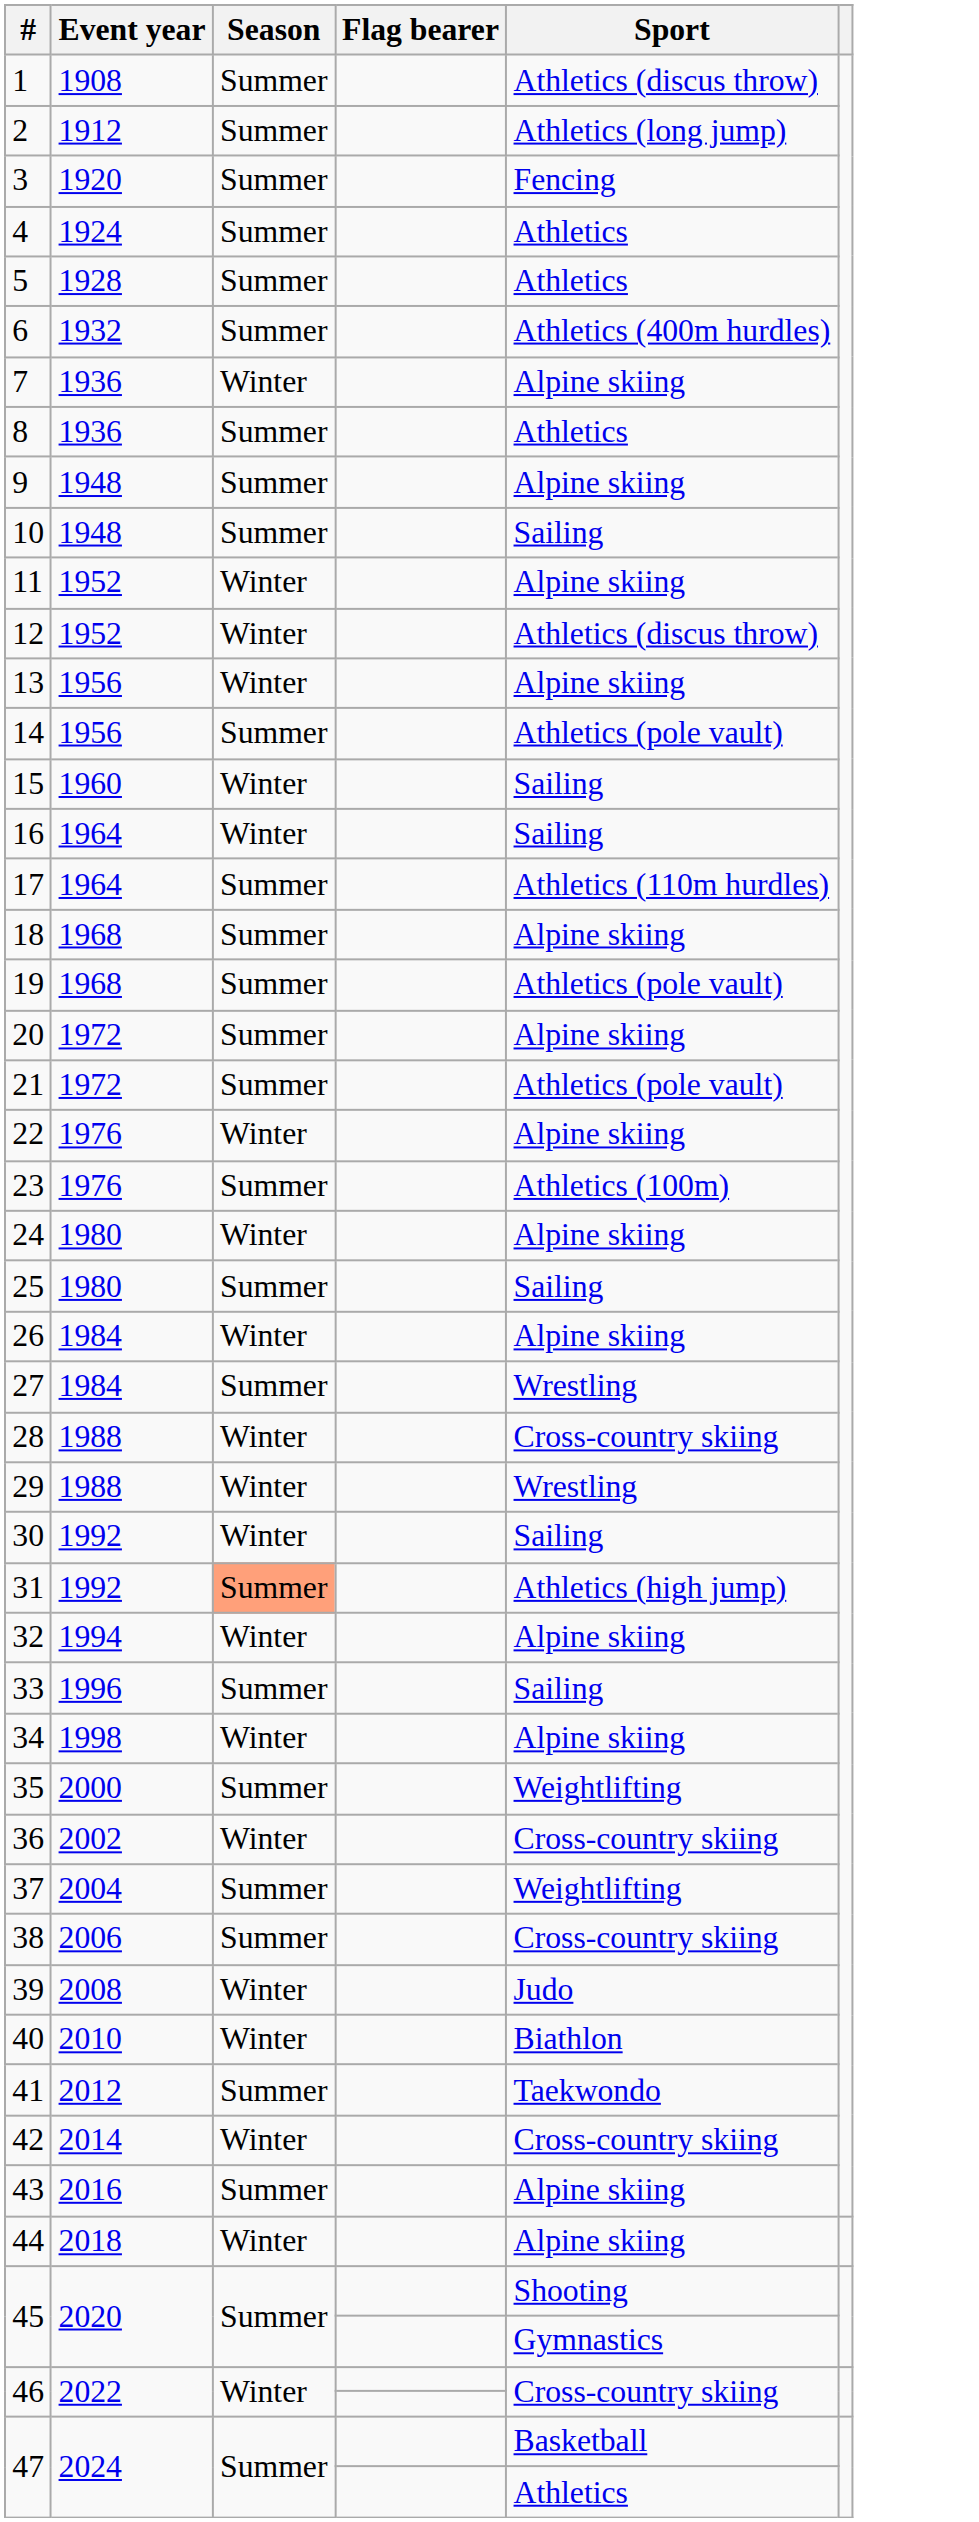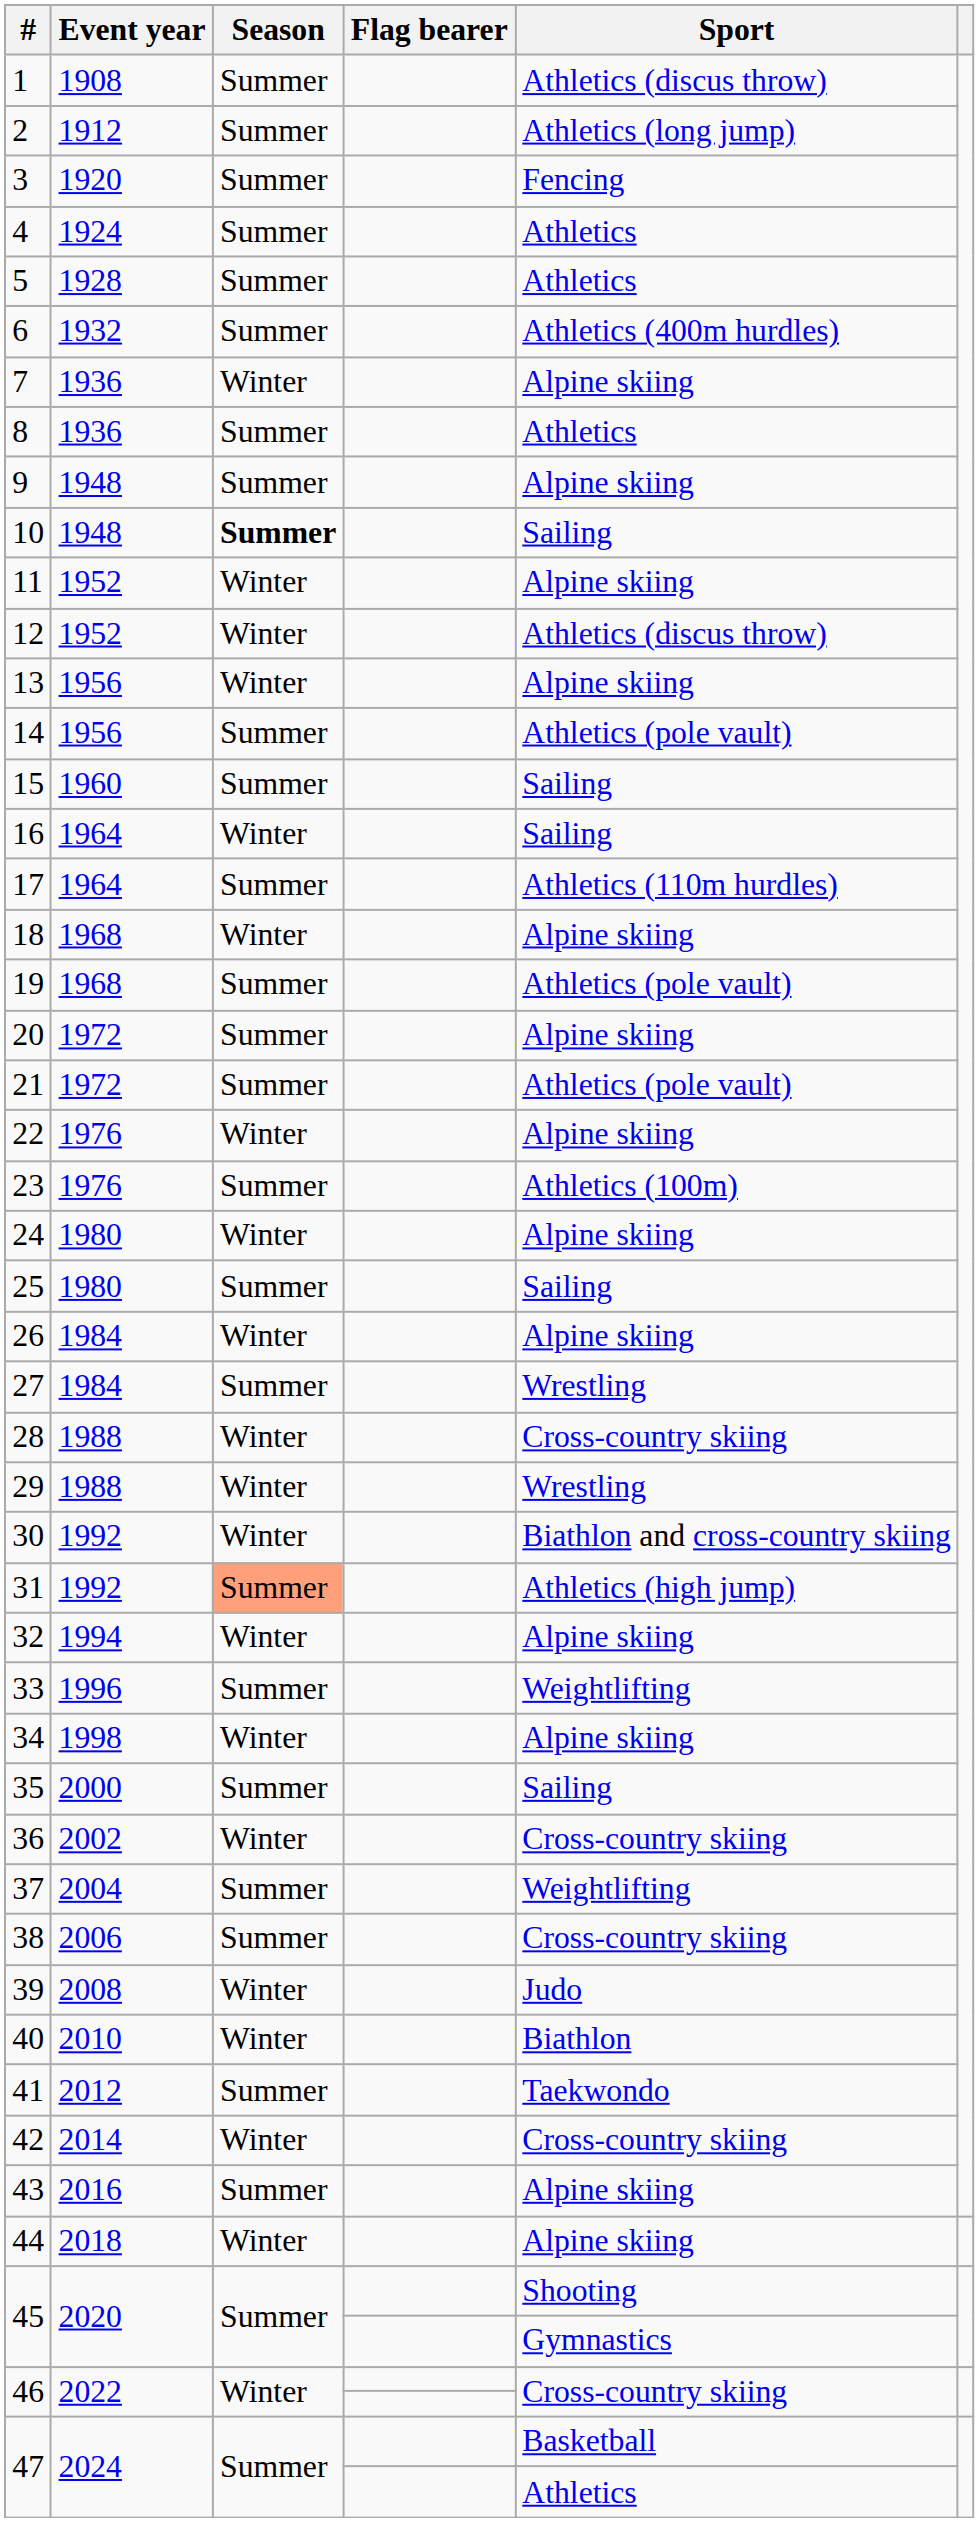(274, 532) normal -> (278, 532) bold
(263, 783) Winter -> (274, 783) Summer
(274, 933) Summer -> (263, 933) Winter
(558, 1536) Sailing -> (737, 1536) Biathlon and cross-country skiing
(558, 1687) Sailing -> (606, 1687) Weightlifting
(598, 1788) Weightlifting -> (567, 1788) Sailing
